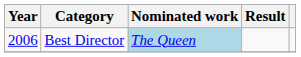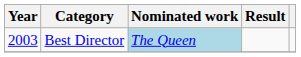(23, 39) 2006 -> (23, 39) 2003
